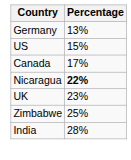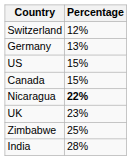+ row: (35, 30)
(78, 63) 17% -> (78, 80) 15%
